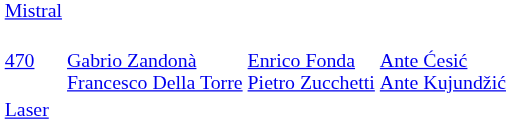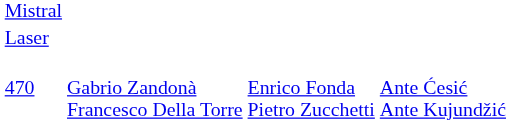rows swapped: (27, 109) <-> (20, 60)
